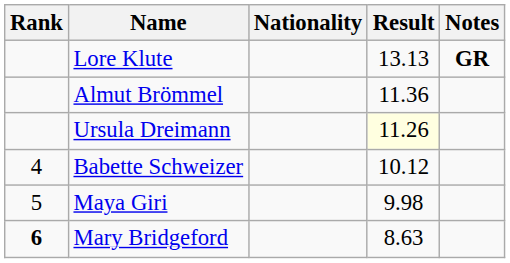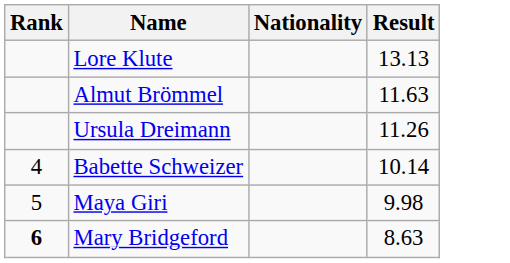- column: (472, 22)
(404, 94) 11.36 -> (404, 94) 11.63
(404, 130) lightyellow background -> (404, 130) no background
(404, 166) 10.12 -> (404, 166) 10.14
